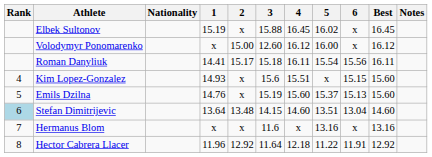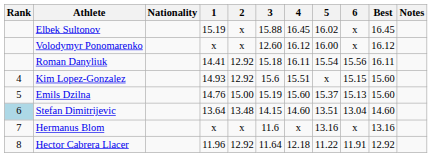(242, 45) 15.00 -> (242, 45) x
(242, 62) 15.17 -> (242, 62) 12.92
(242, 78) x -> (242, 78) 12.92
(242, 95) x -> (242, 95) 15.00
